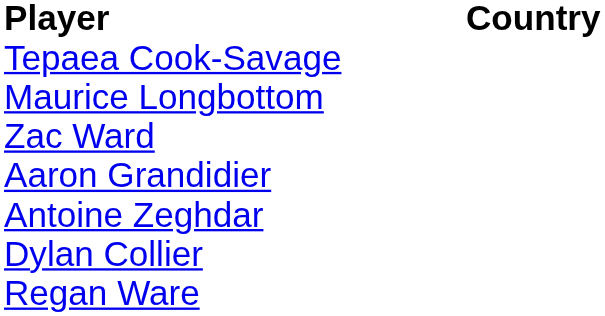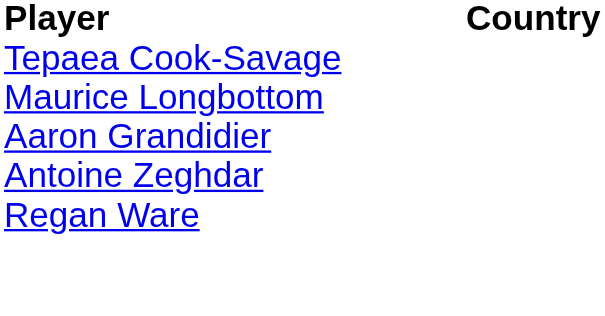- row: (79, 135)
- row: (103, 253)
